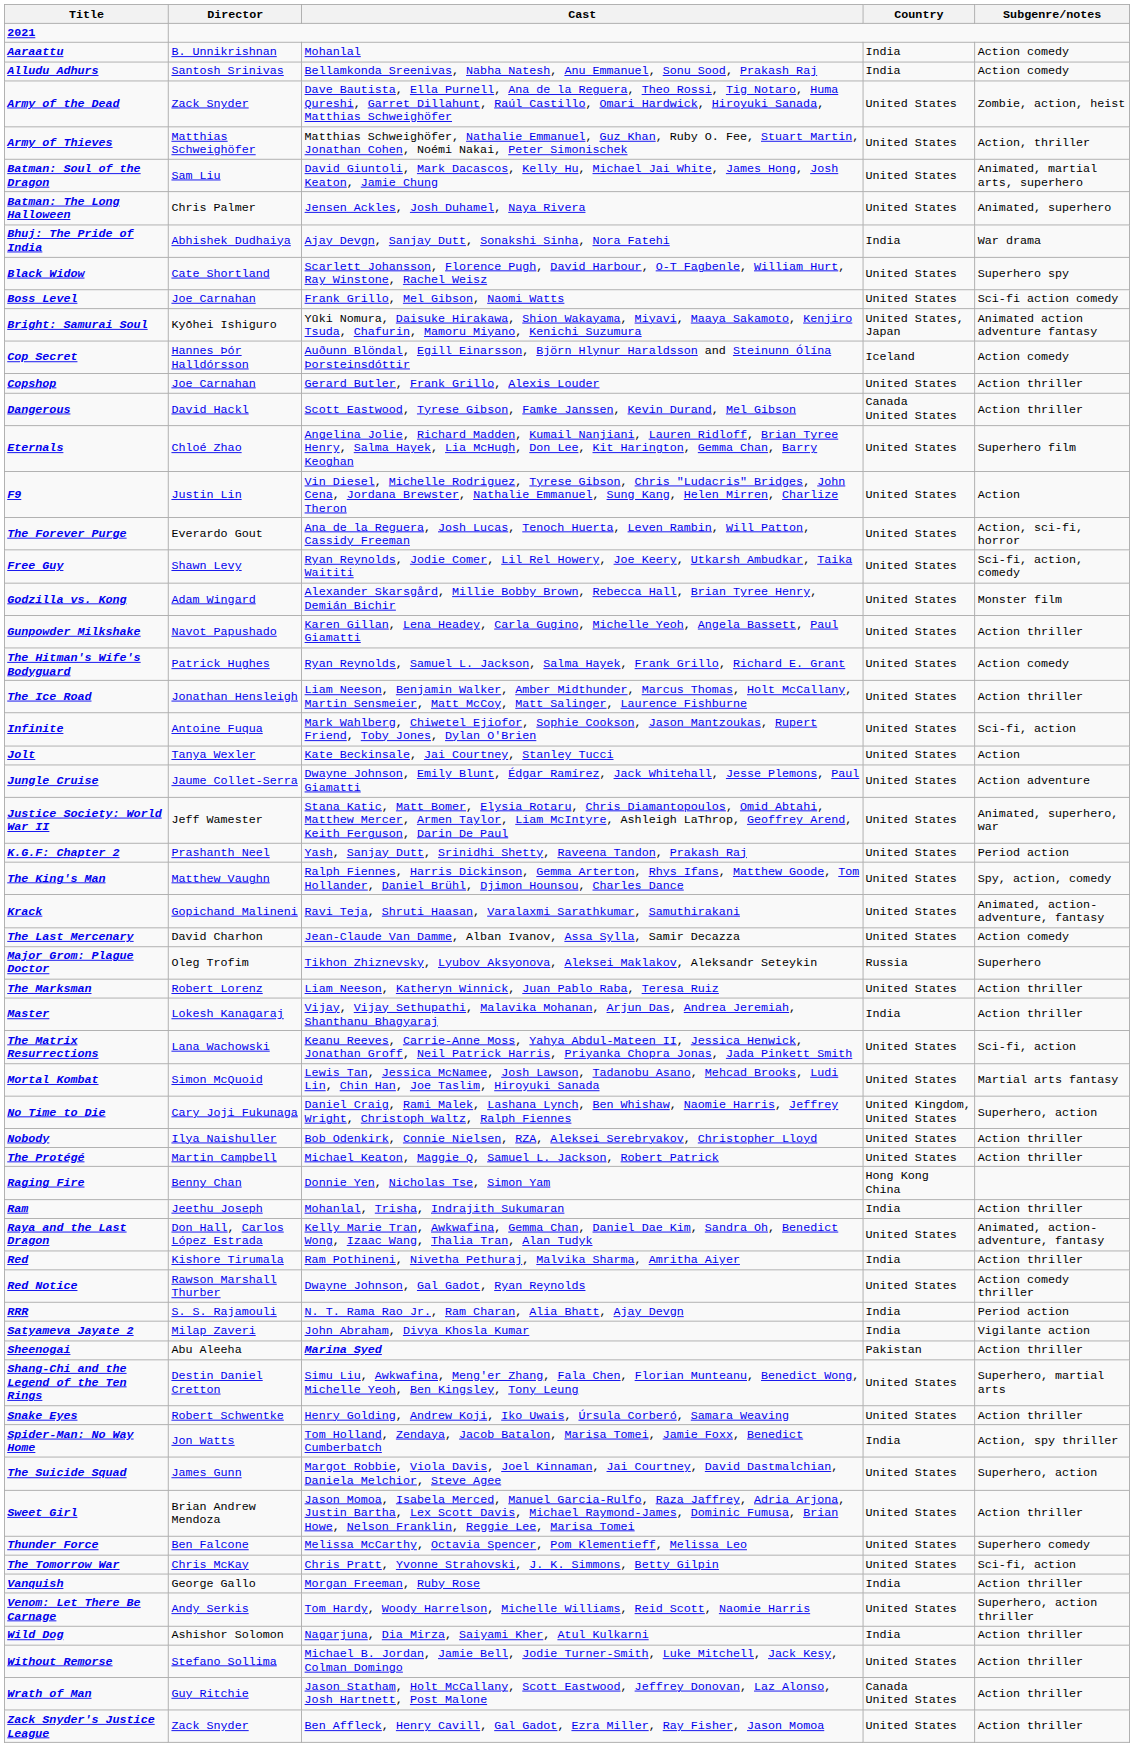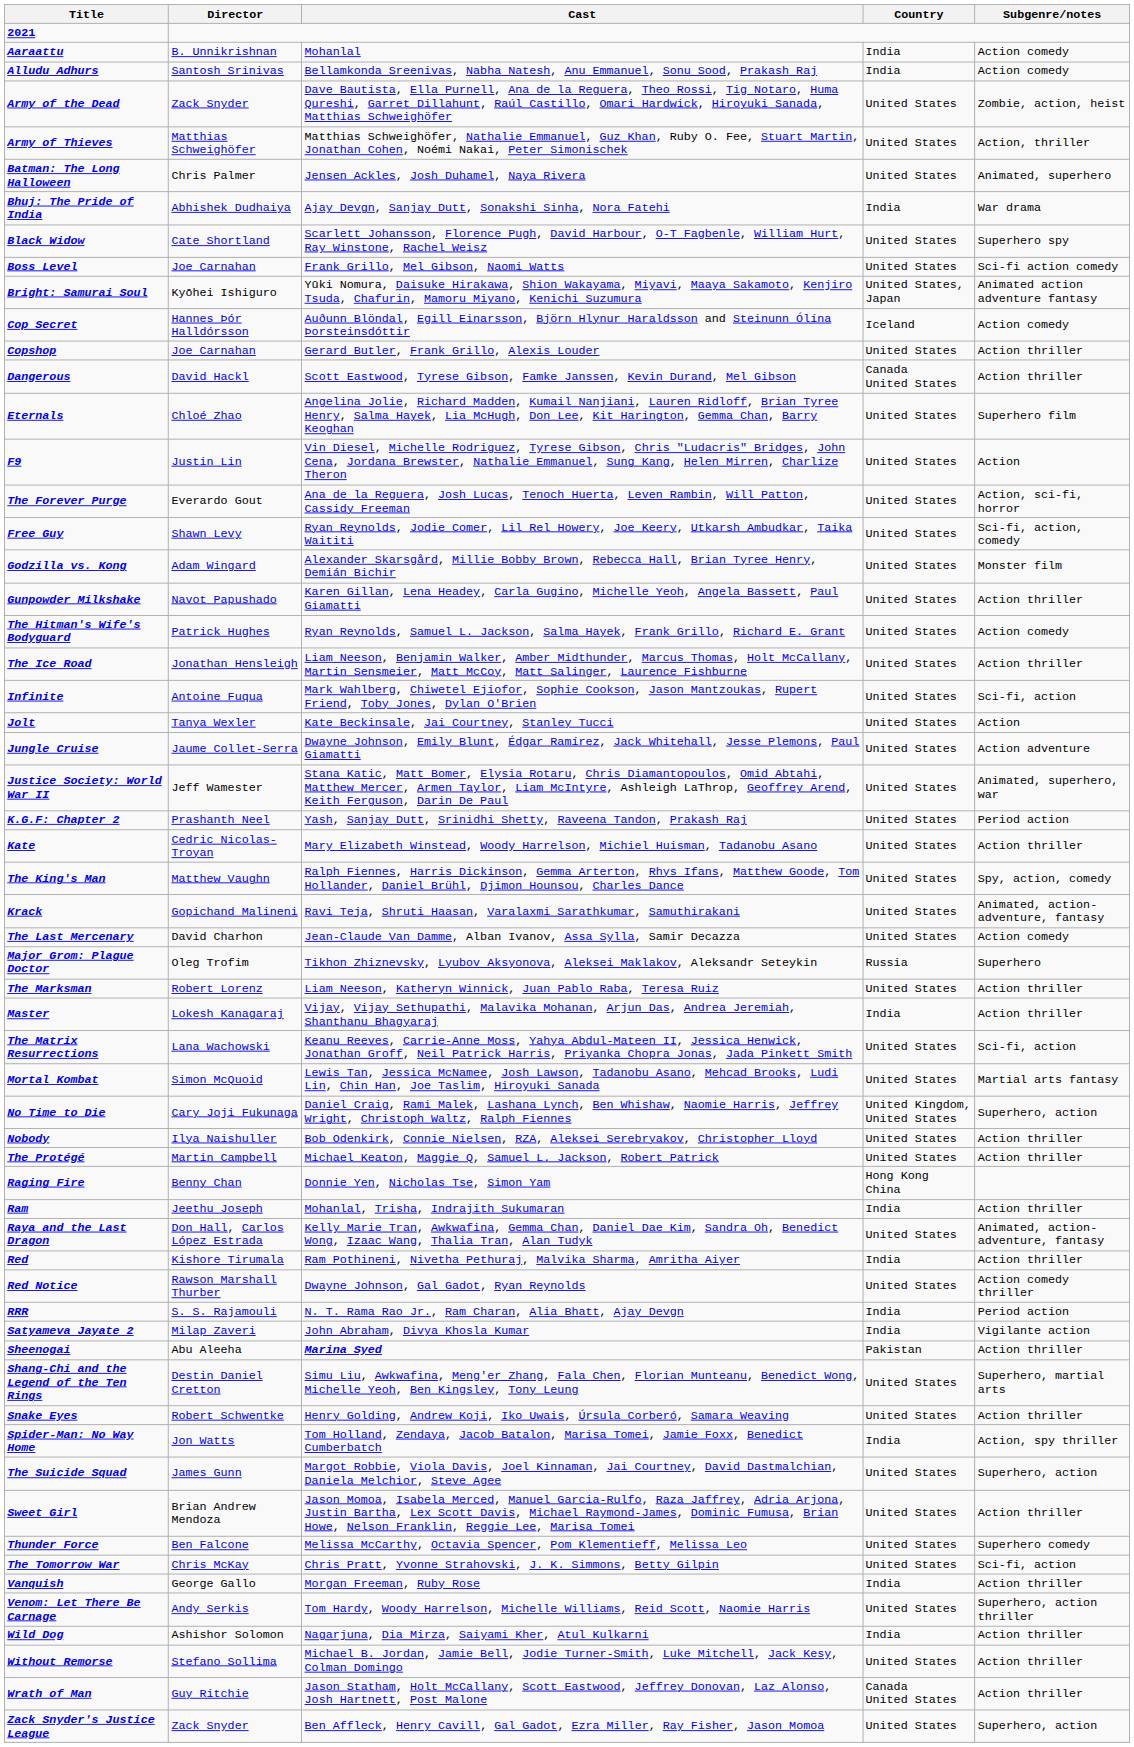- row: (74, 176)
+ row: (21, 846)
(1030, 1726) Action thriller -> (1037, 1726) Superhero, action
